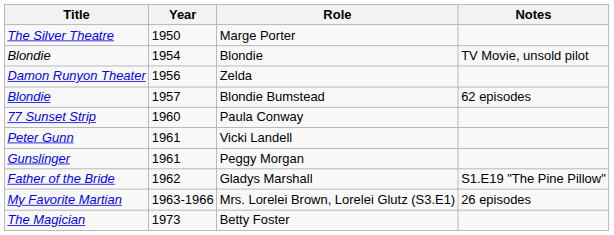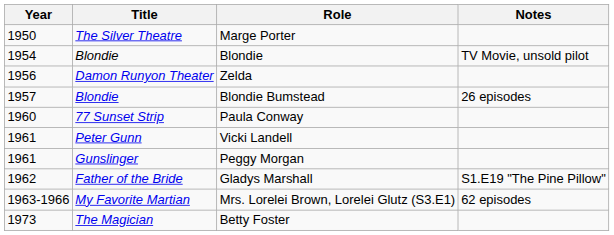columns swapped: (183, 14) <-> (77, 14)
(496, 96) 62 episodes -> (496, 96) 26 episodes
(496, 199) 26 episodes -> (496, 199) 62 episodes
